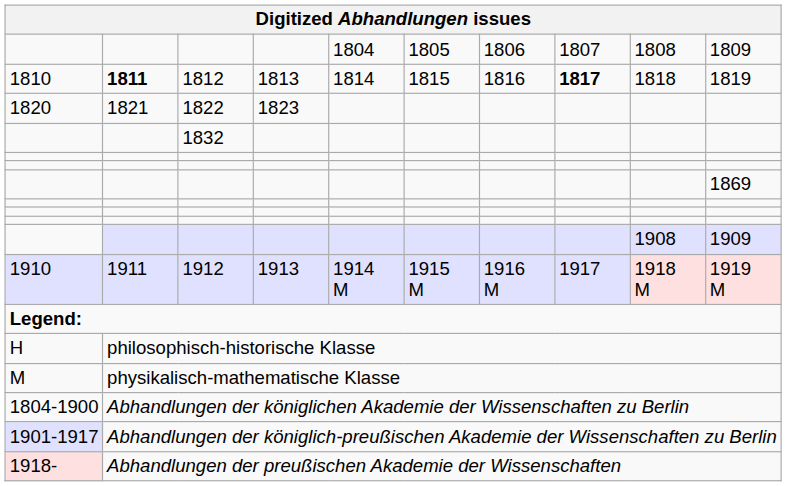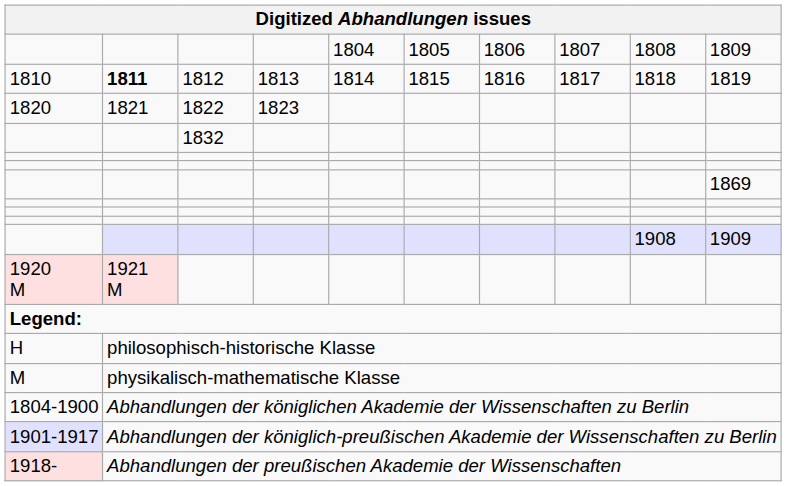(580, 78) bold -> (580, 78) normal
- row: (30, 268)
+ row: (30, 279)
